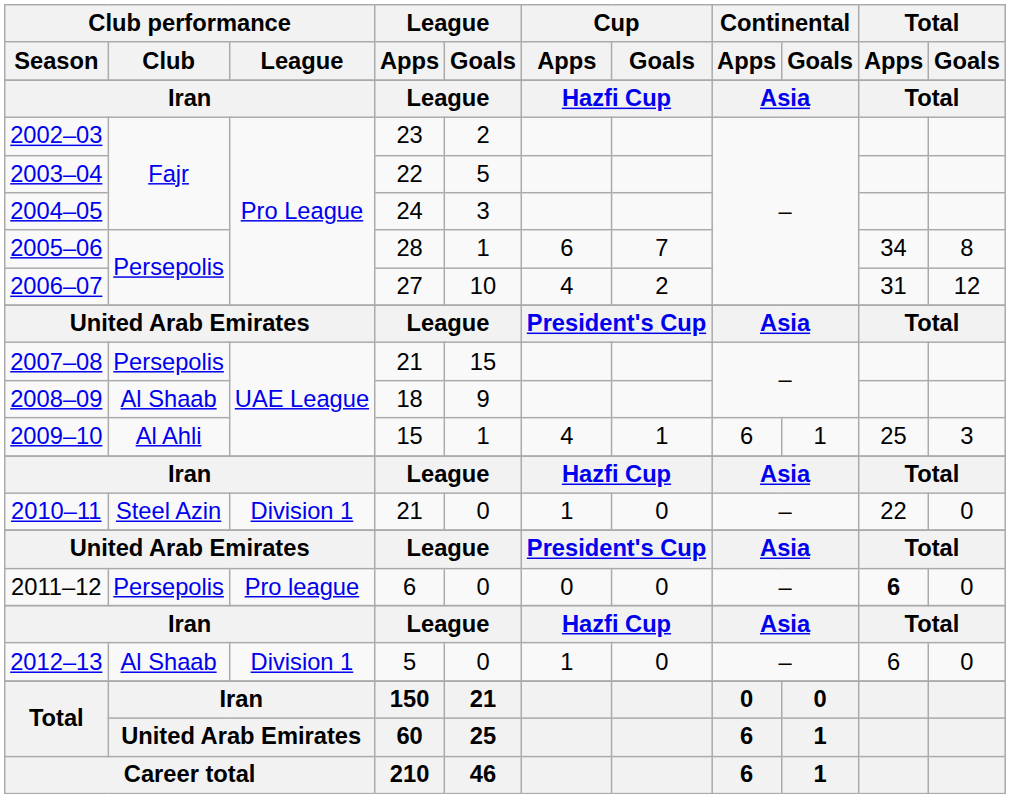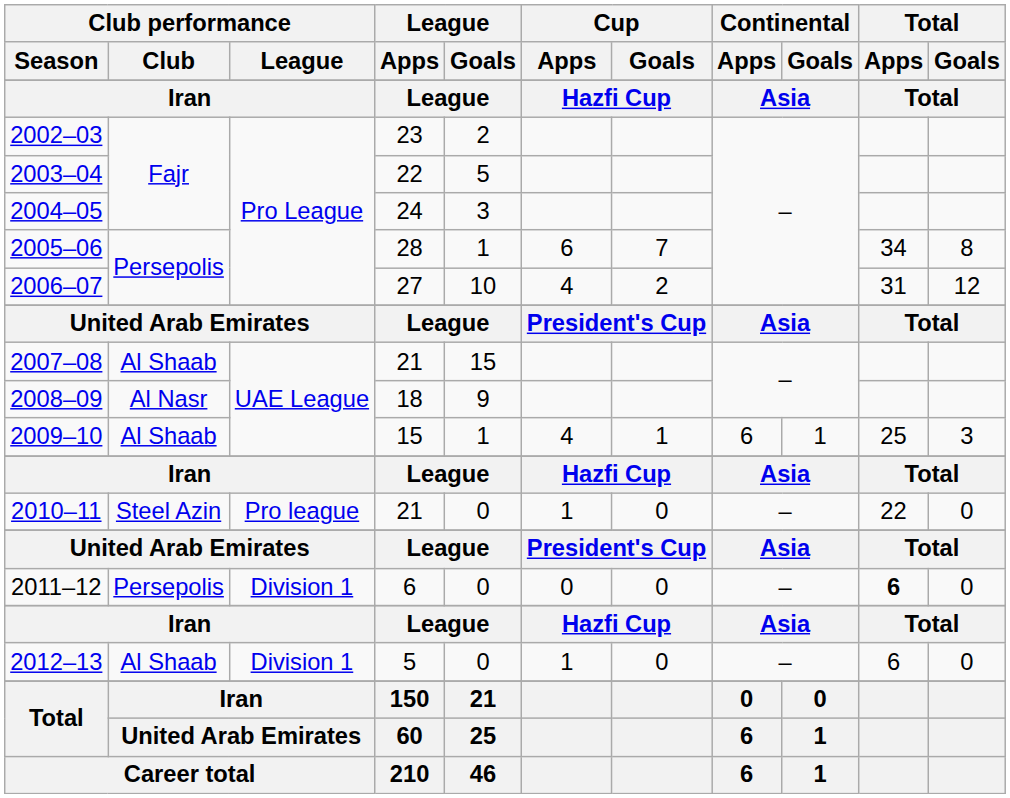(169, 361) Persepolis -> (169, 361) Al Shaab
(169, 398) Al Shaab -> (169, 398) Al Nasr
(169, 436) Al Ahli -> (169, 436) Al Shaab
(302, 511) Division 1 -> (302, 511) Pro league
(302, 586) Pro league -> (302, 586) Division 1
